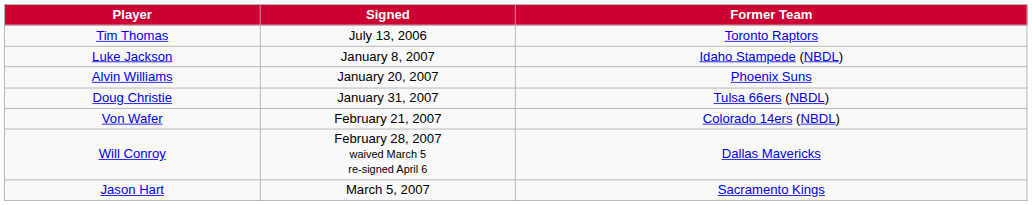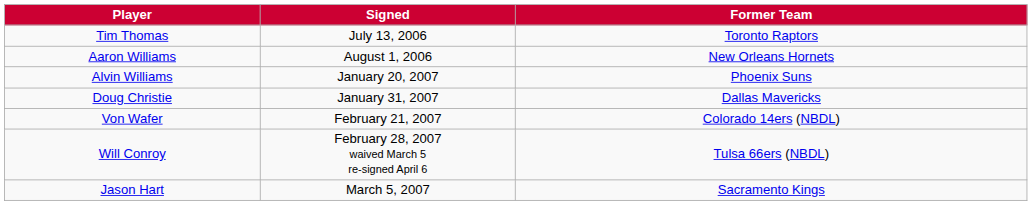+ row: (132, 56)
- row: (132, 56)
(771, 98) Tulsa 66ers (NBDL) -> (771, 98) Dallas Mavericks
(771, 154) Dallas Mavericks -> (771, 154) Tulsa 66ers (NBDL)
